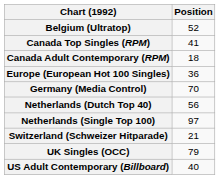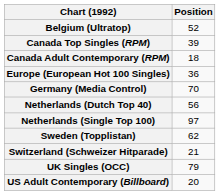(194, 43) 41 -> (194, 43) 39
+ row: (88, 136)
(194, 167) 40 -> (194, 182) 20
